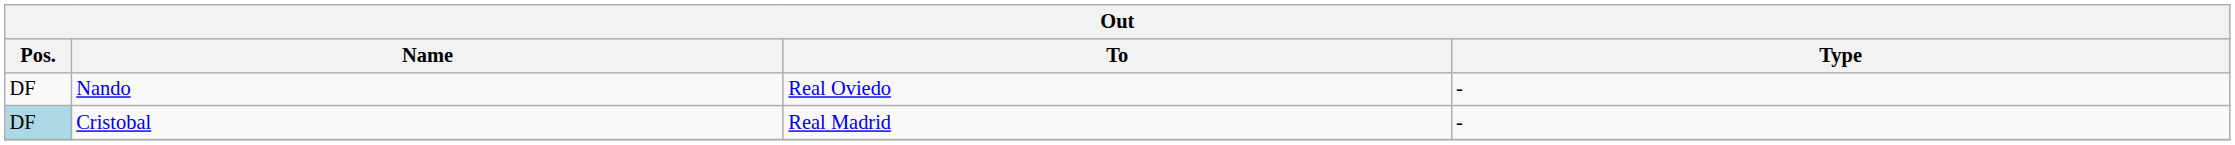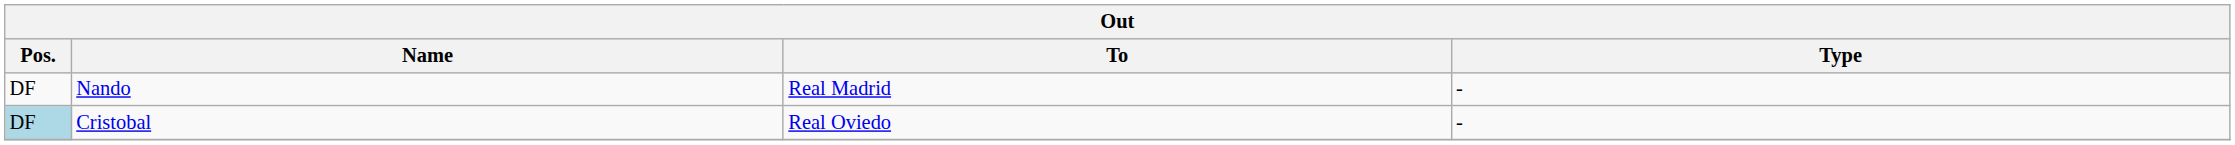(840, 89) Real Oviedo -> (840, 89) Real Madrid
(840, 122) Real Madrid -> (840, 122) Real Oviedo
